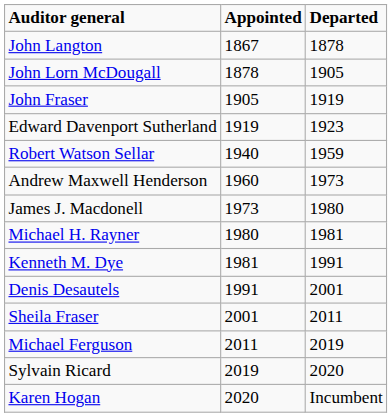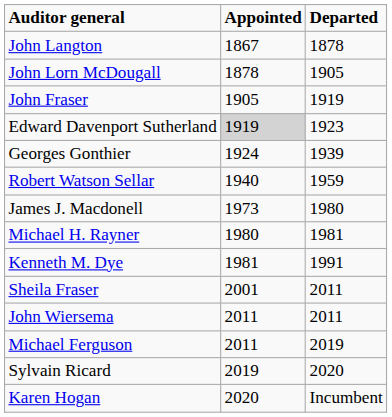(242, 126) no background -> (242, 126) lightgrey background
+ row: (69, 153)
- row: (108, 180)
- row: (64, 289)
+ row: (61, 316)
